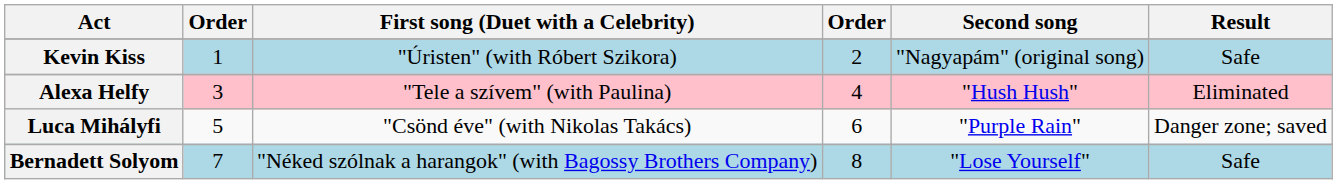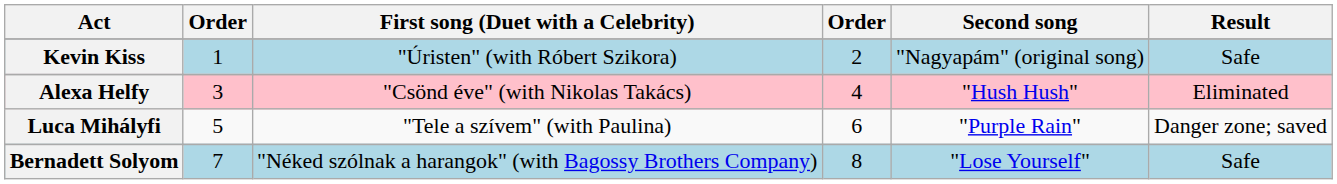(537, 91) "Tele a szívem" (with Paulina) -> (537, 91) "Csönd éve" (with Nikolas Takács)
(537, 126) "Csönd éve" (with Nikolas Takács) -> (537, 126) "Tele a szívem" (with Paulina)
